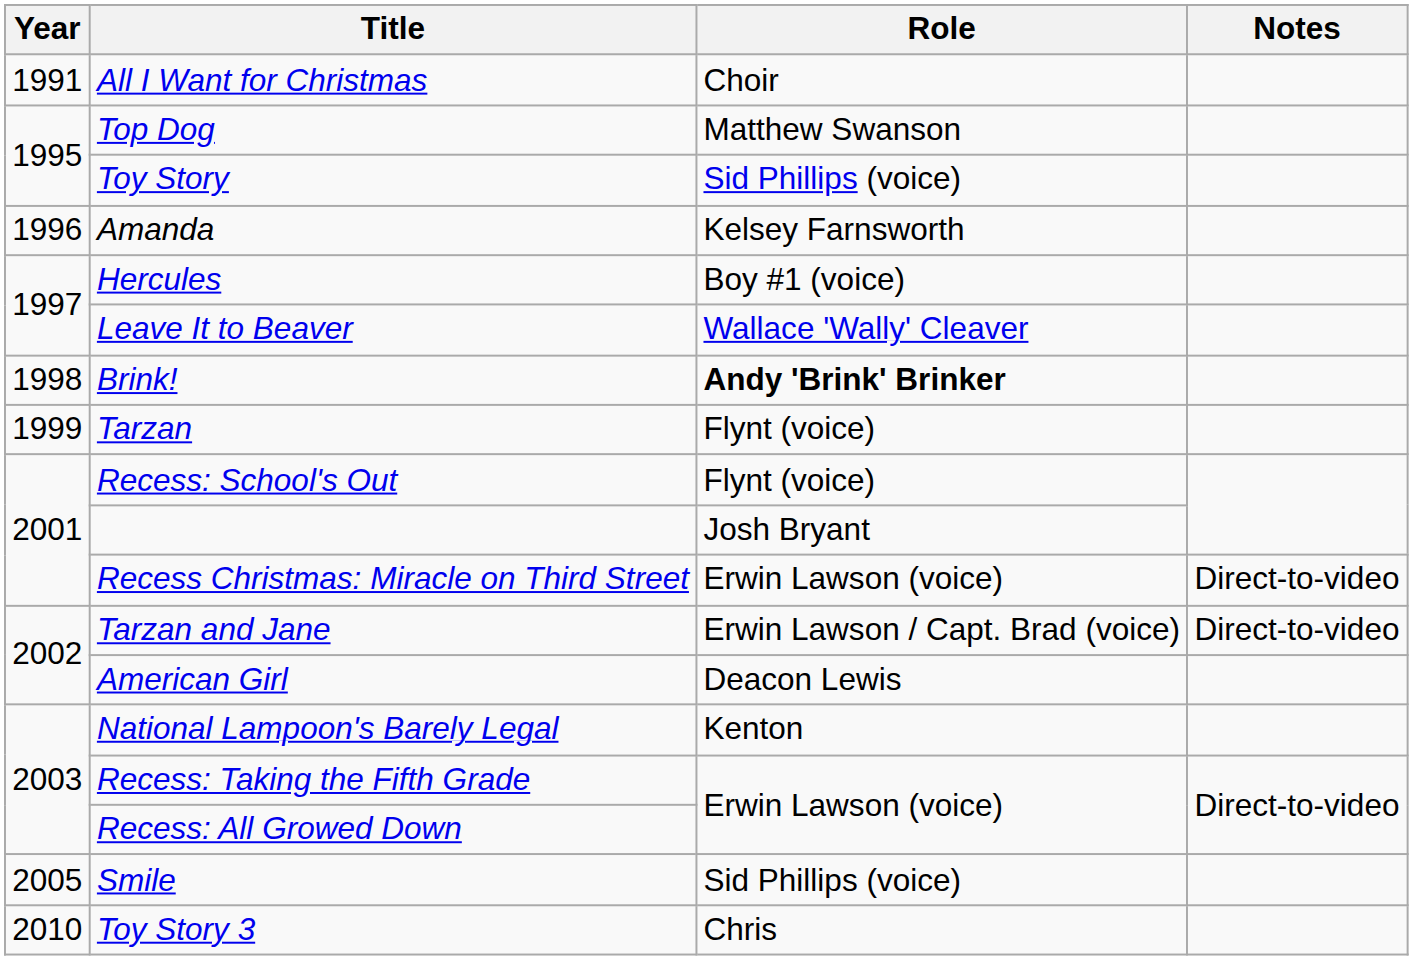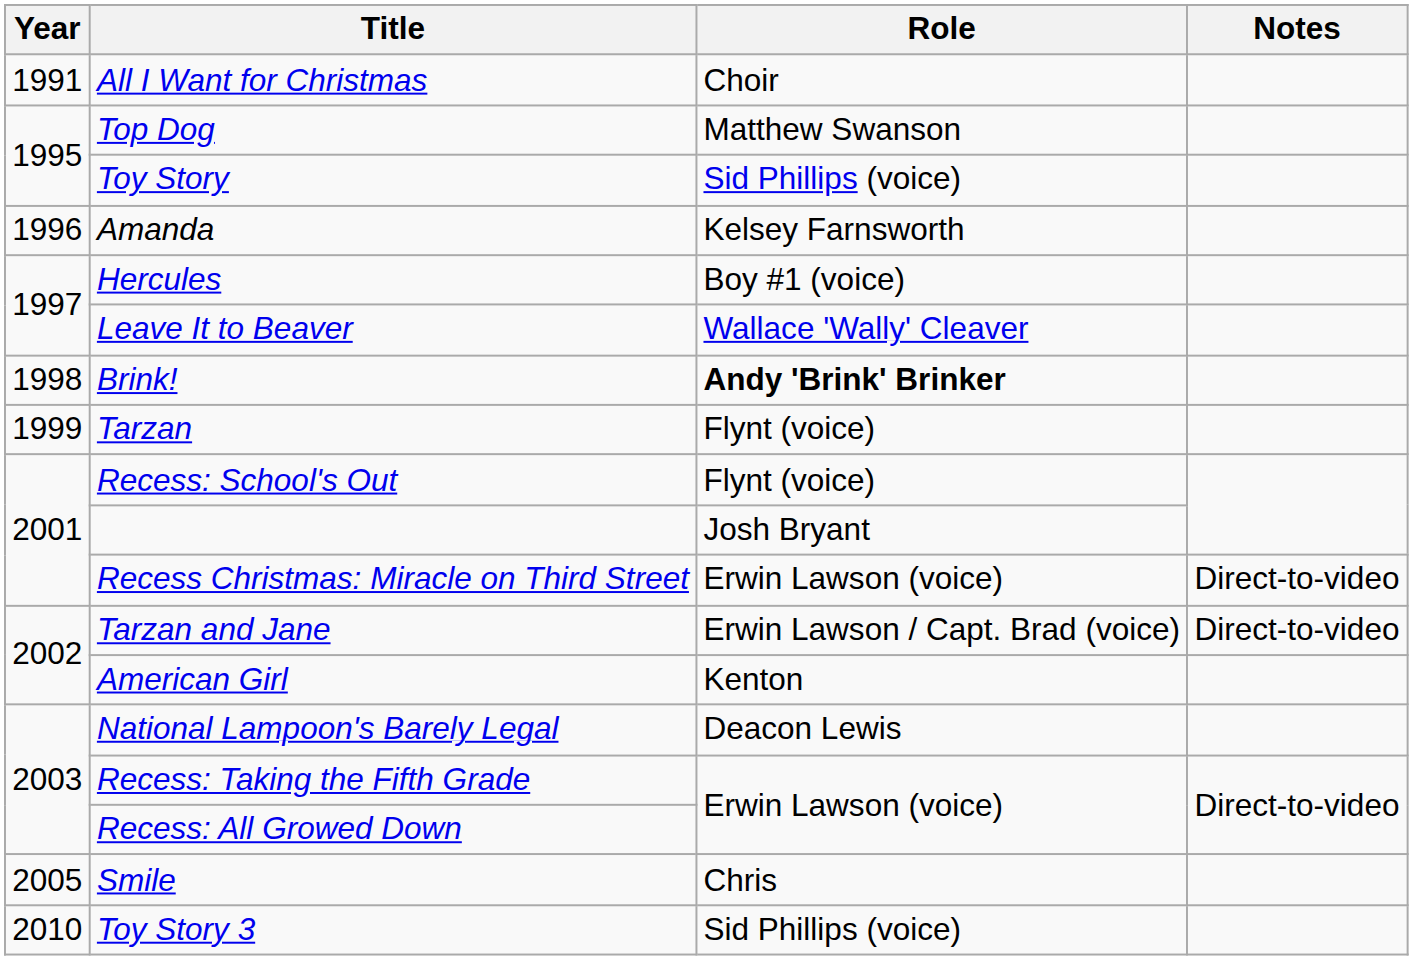(802, 679) Deacon Lewis -> (753, 679) Kenton
(753, 729) Kenton -> (802, 729) Deacon Lewis
(832, 879) Sid Phillips (voice) -> (740, 879) Chris
(740, 929) Chris -> (832, 929) Sid Phillips (voice)
